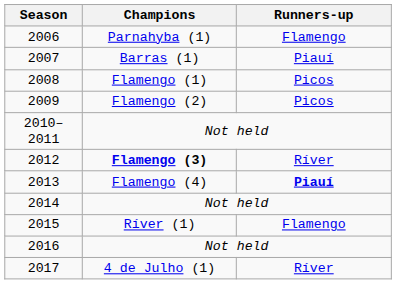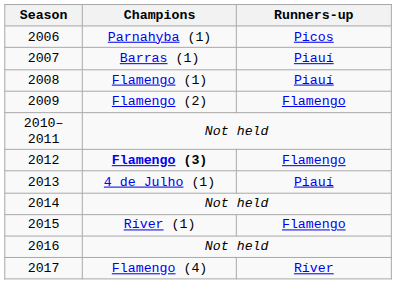(314, 37) Flamengo -> (314, 37) Picos
(314, 80) Picos -> (314, 80) Piauí
(314, 102) Picos -> (314, 102) Flamengo
(314, 160) Ríver -> (314, 160) Flamengo
(160, 182) Flamengo (4) -> (160, 182) 4 de Julho (1)
(314, 182) bold -> (314, 182) normal
(160, 268) 4 de Julho (1) -> (160, 268) Flamengo (4)
